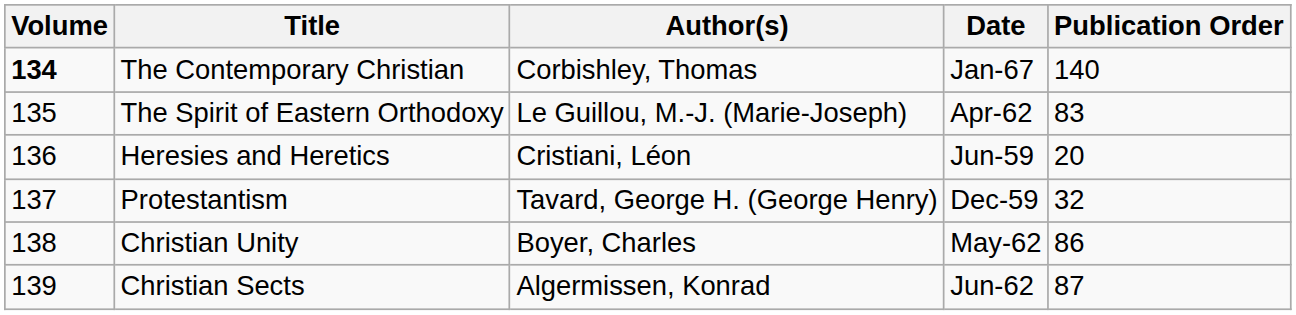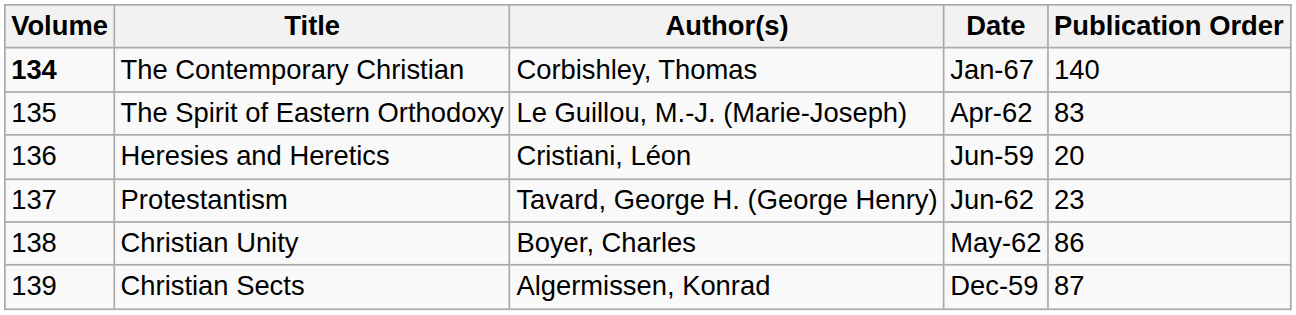(994, 199) Dec-59 -> (992, 199) Jun-62
(1069, 199) 32 -> (1069, 199) 23
(992, 286) Jun-62 -> (994, 286) Dec-59
